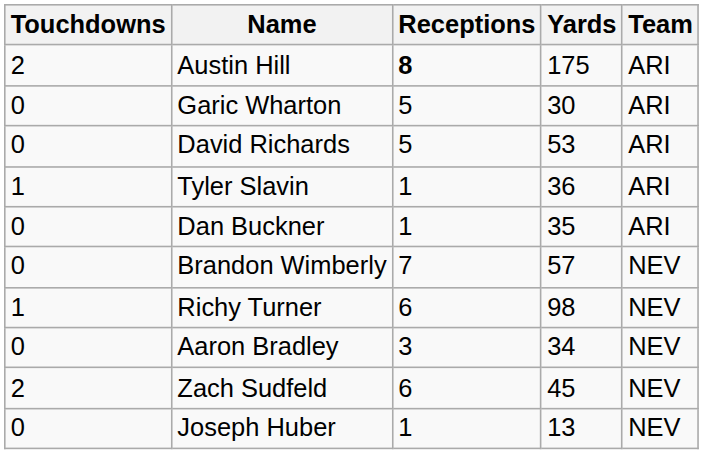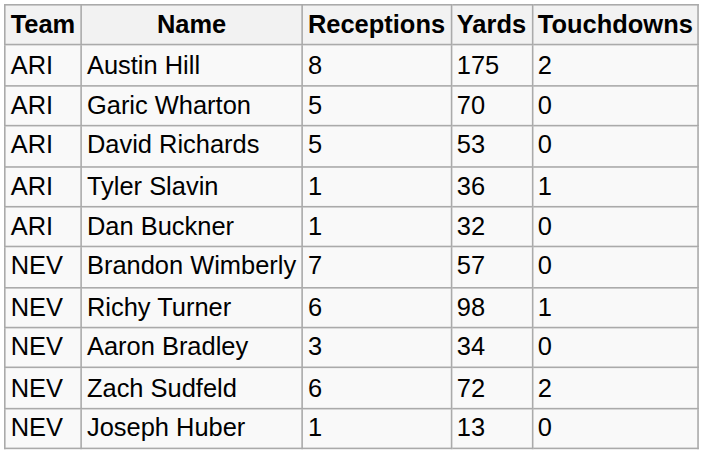columns swapped: (661, 24) <-> (88, 24)
(405, 65) bold -> (315, 65) normal
(561, 105) 30 -> (471, 105) 70
(561, 226) 35 -> (471, 226) 32
(561, 387) 45 -> (471, 387) 72
